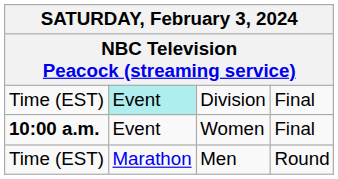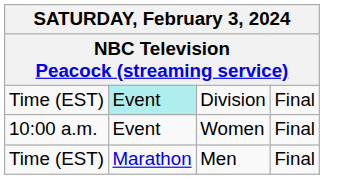(54, 129) bold -> (53, 129) normal
(302, 159) Round -> (295, 159) Final
